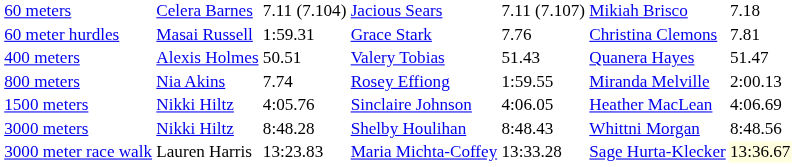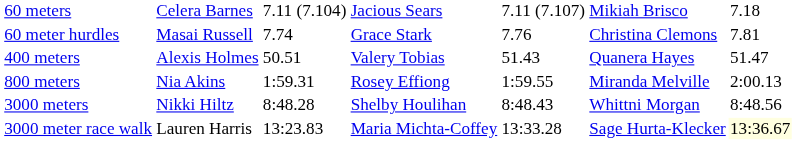(289, 34) 1:59.31 -> (278, 34) 7.74
(278, 81) 7.74 -> (289, 81) 1:59.31
- row: (46, 104)
